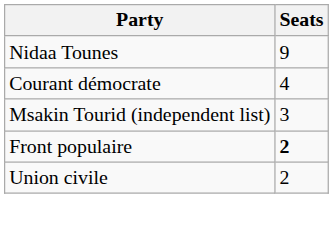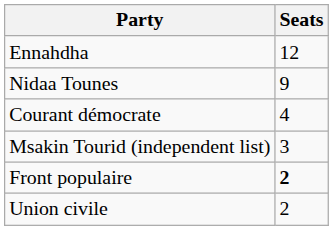+ row: (49, 51)
